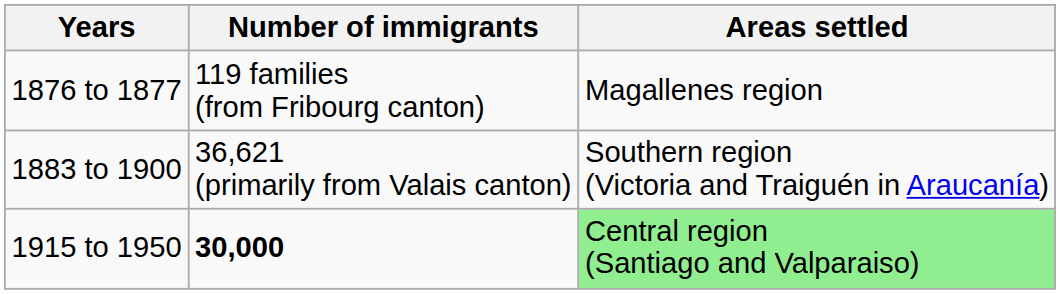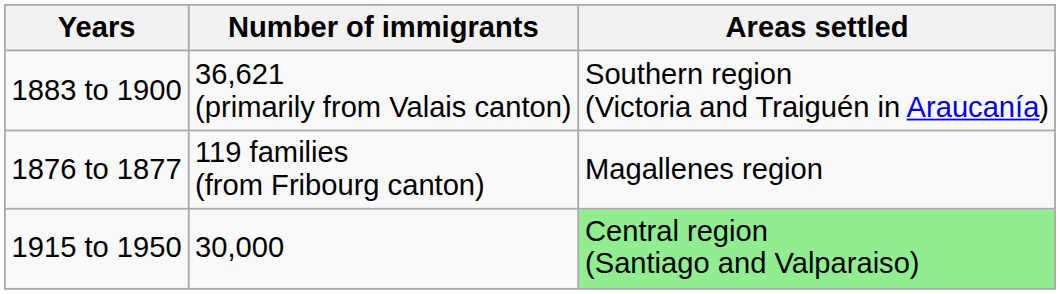rows swapped: (97, 90) <-> (97, 169)
(240, 248) bold -> (240, 248) normal
